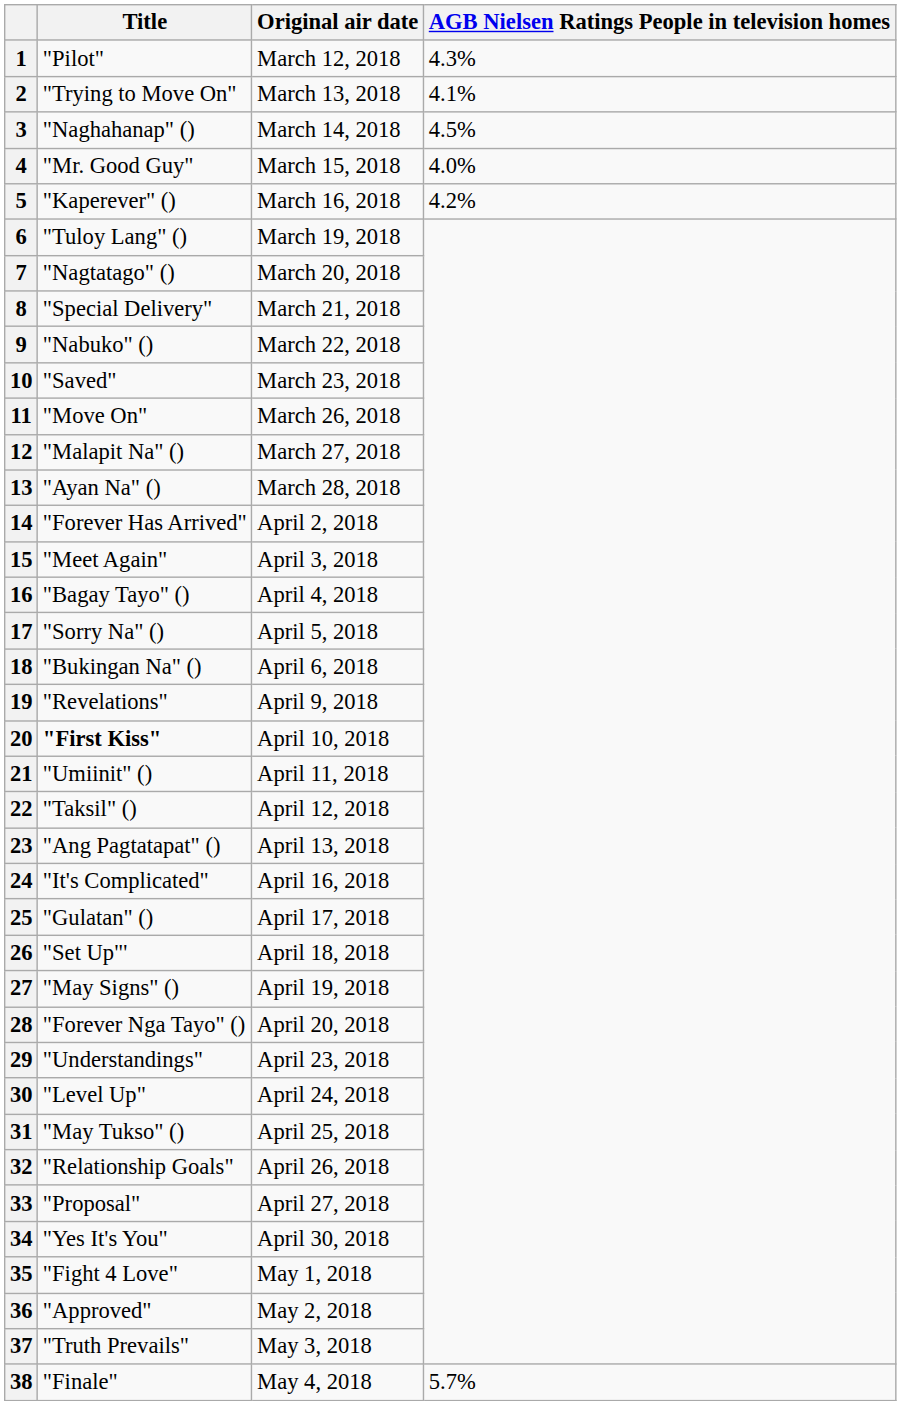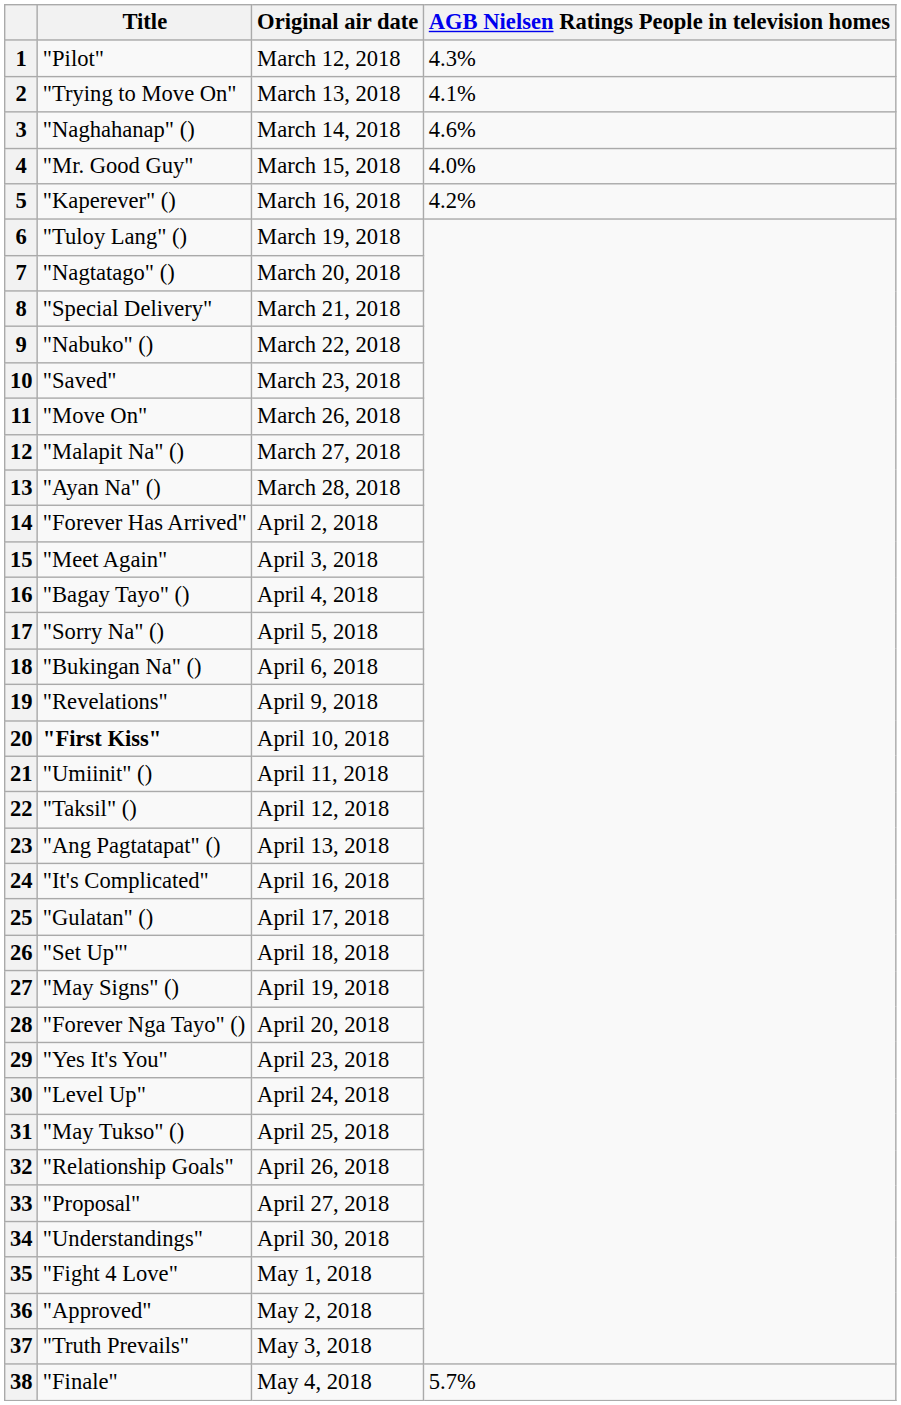(452, 129) 4.5% -> (452, 129) 4.6%
(123, 1059) "Understandings" -> (105, 1059) "Yes It's You"
(105, 1238) "Yes It's You" -> (123, 1238) "Understandings"
